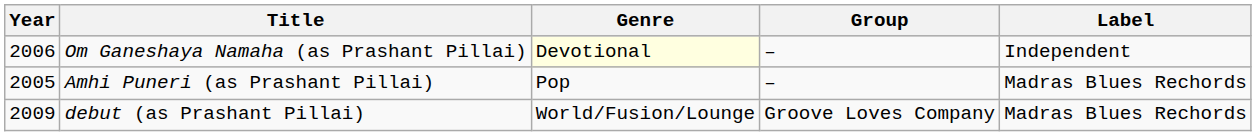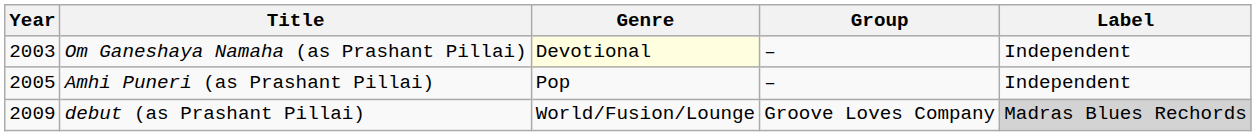(32, 52) 2006 -> (32, 52) 2003
(1126, 83) Madras Blues Rechords -> (1068, 83) Independent
(1126, 114) no background -> (1126, 114) lightgrey background
